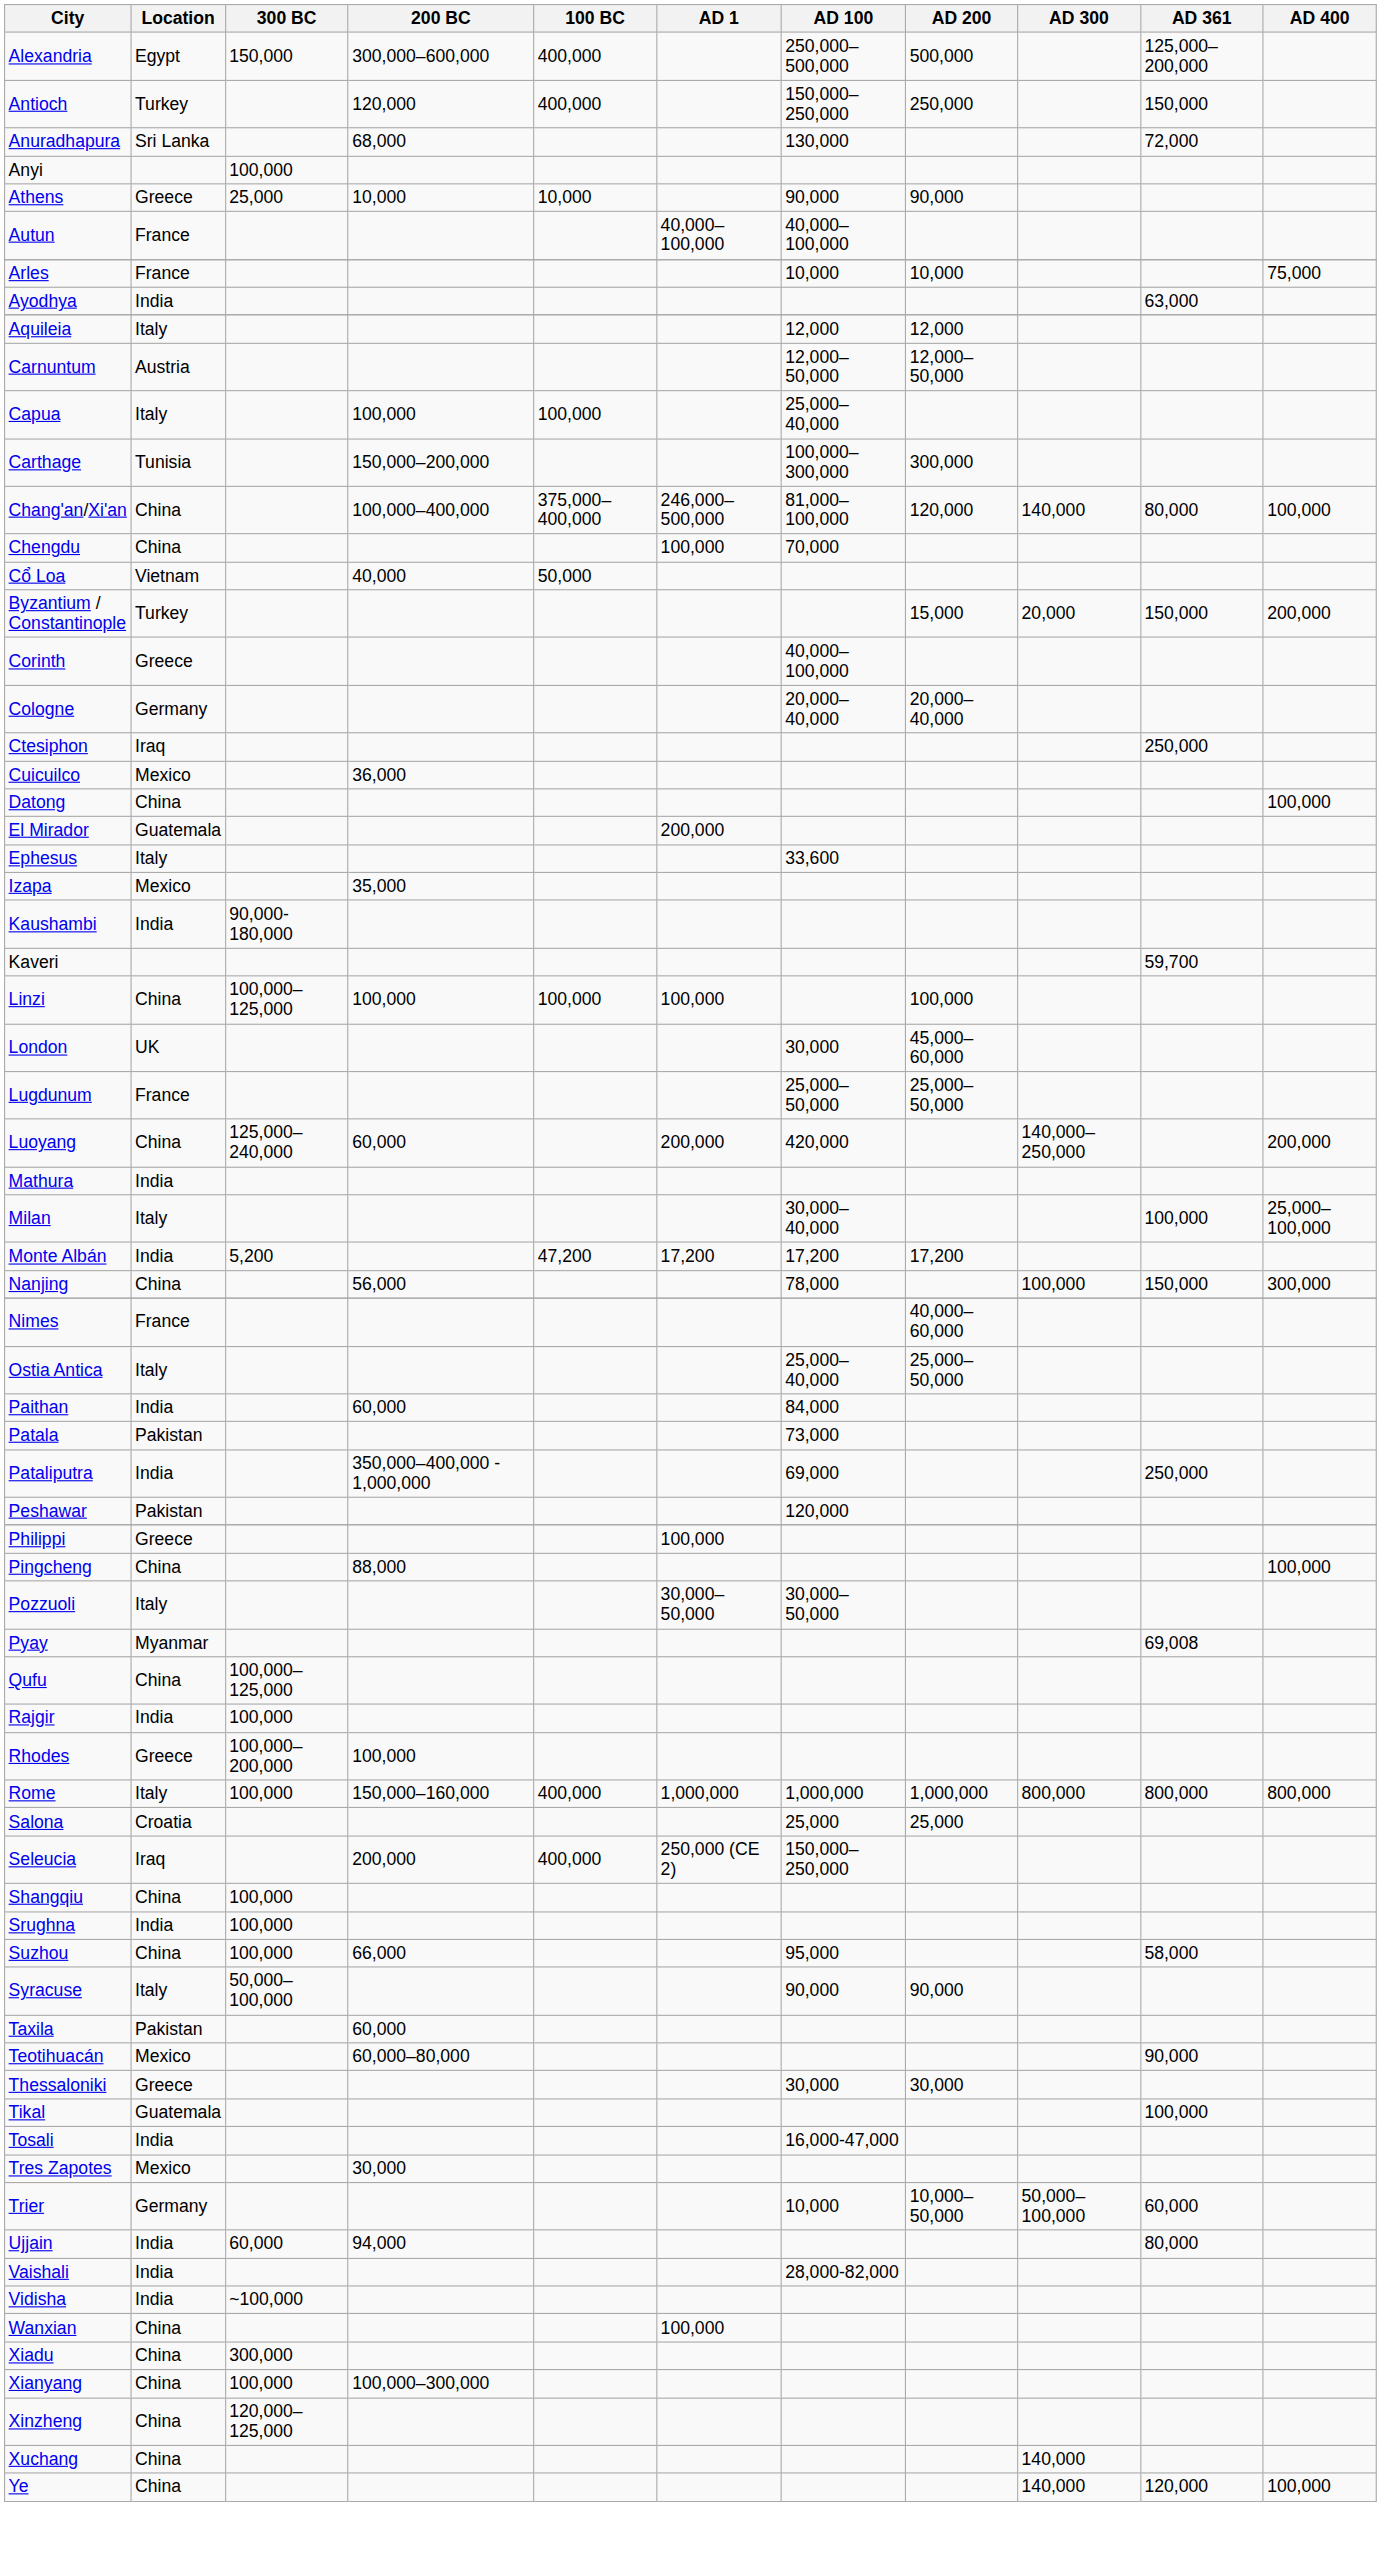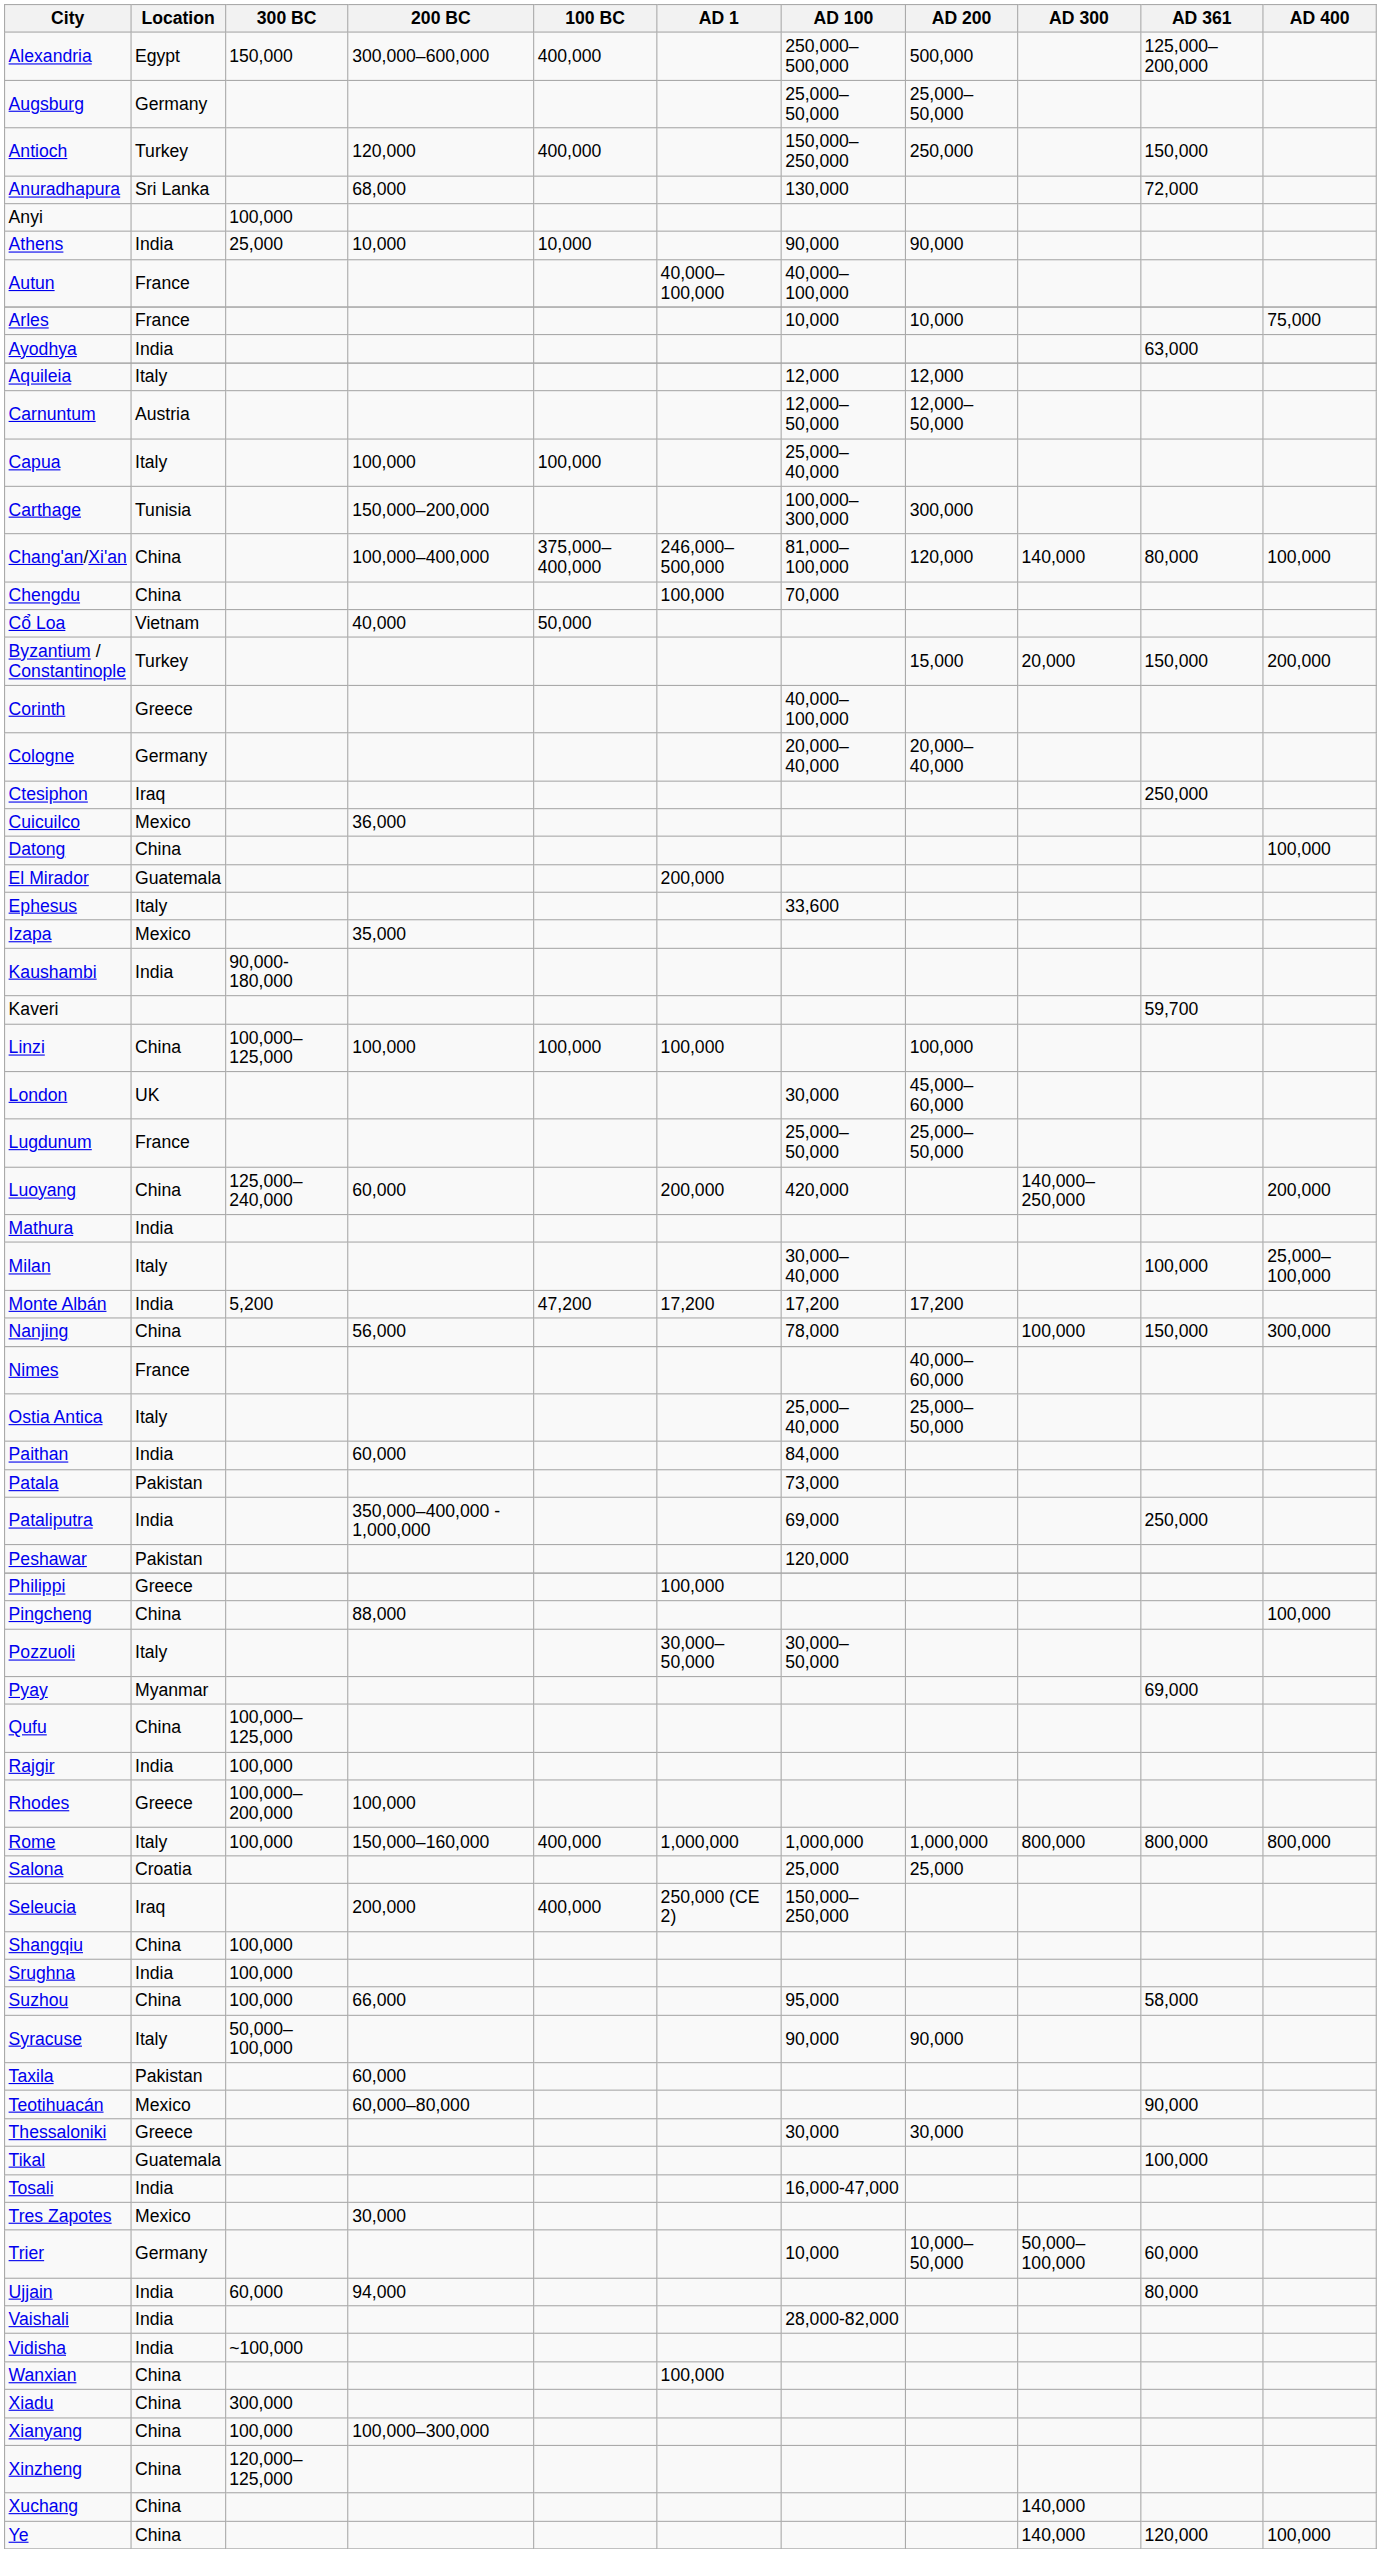+ row: (46, 103)
(164, 197) Greece -> (154, 245) India
(1171, 1642) 69,008 -> (1171, 1690) 69,000
